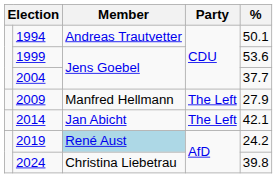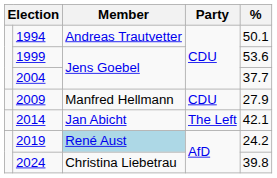(212, 99) The Left -> (202, 99) CDU
